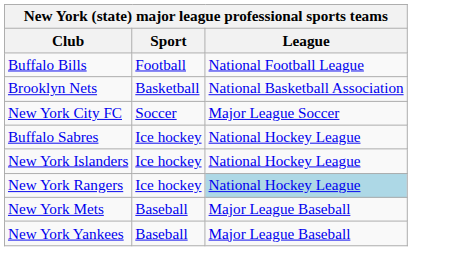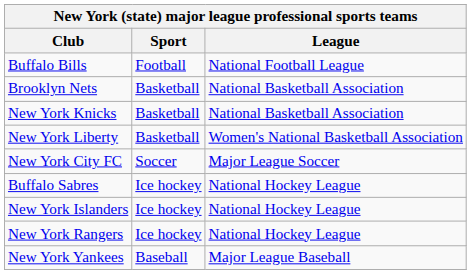+ row: (62, 112)
+ row: (63, 137)
(285, 185) lightblue background -> (285, 233) no background
- row: (56, 209)
